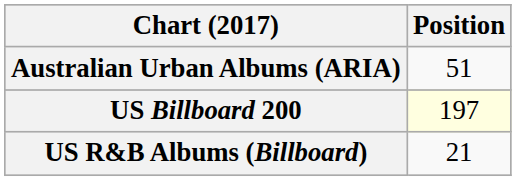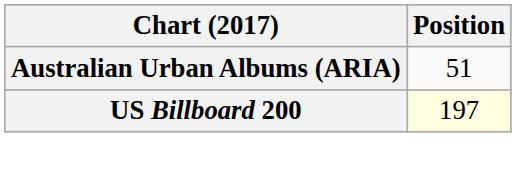- row: (206, 152)
